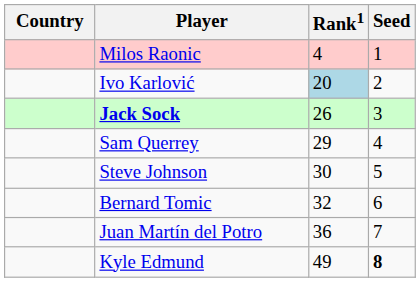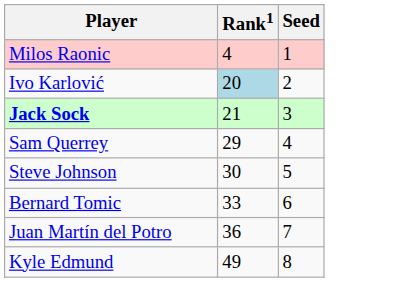- column: (50, 21)
(322, 113) 26 -> (232, 113) 21
(322, 202) 32 -> (232, 202) 33
(378, 261) bold -> (287, 261) normal
